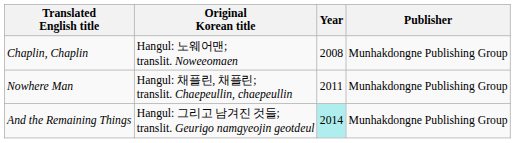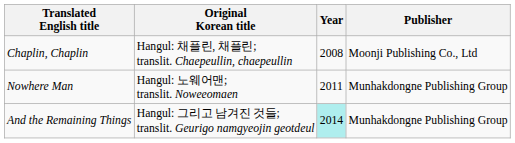(187, 53) Hangul: 노웨어맨; translit. Noweeomaen -> (215, 53) Hangul: 채플린, 채플린; translit. Chaepeullin, chaepeullin
(428, 53) Munhakdongne Publishing Group -> (413, 53) Moonji Publishing Co., Ltd
(215, 87) Hangul: 채플린, 채플린; translit. Chaepeullin, chaepeullin -> (187, 87) Hangul: 노웨어맨; translit. Noweeomaen
